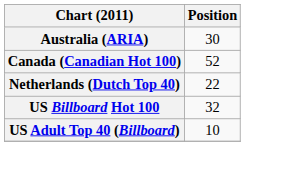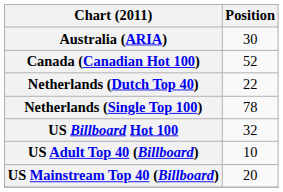+ row: (113, 107)
+ row: (113, 175)
